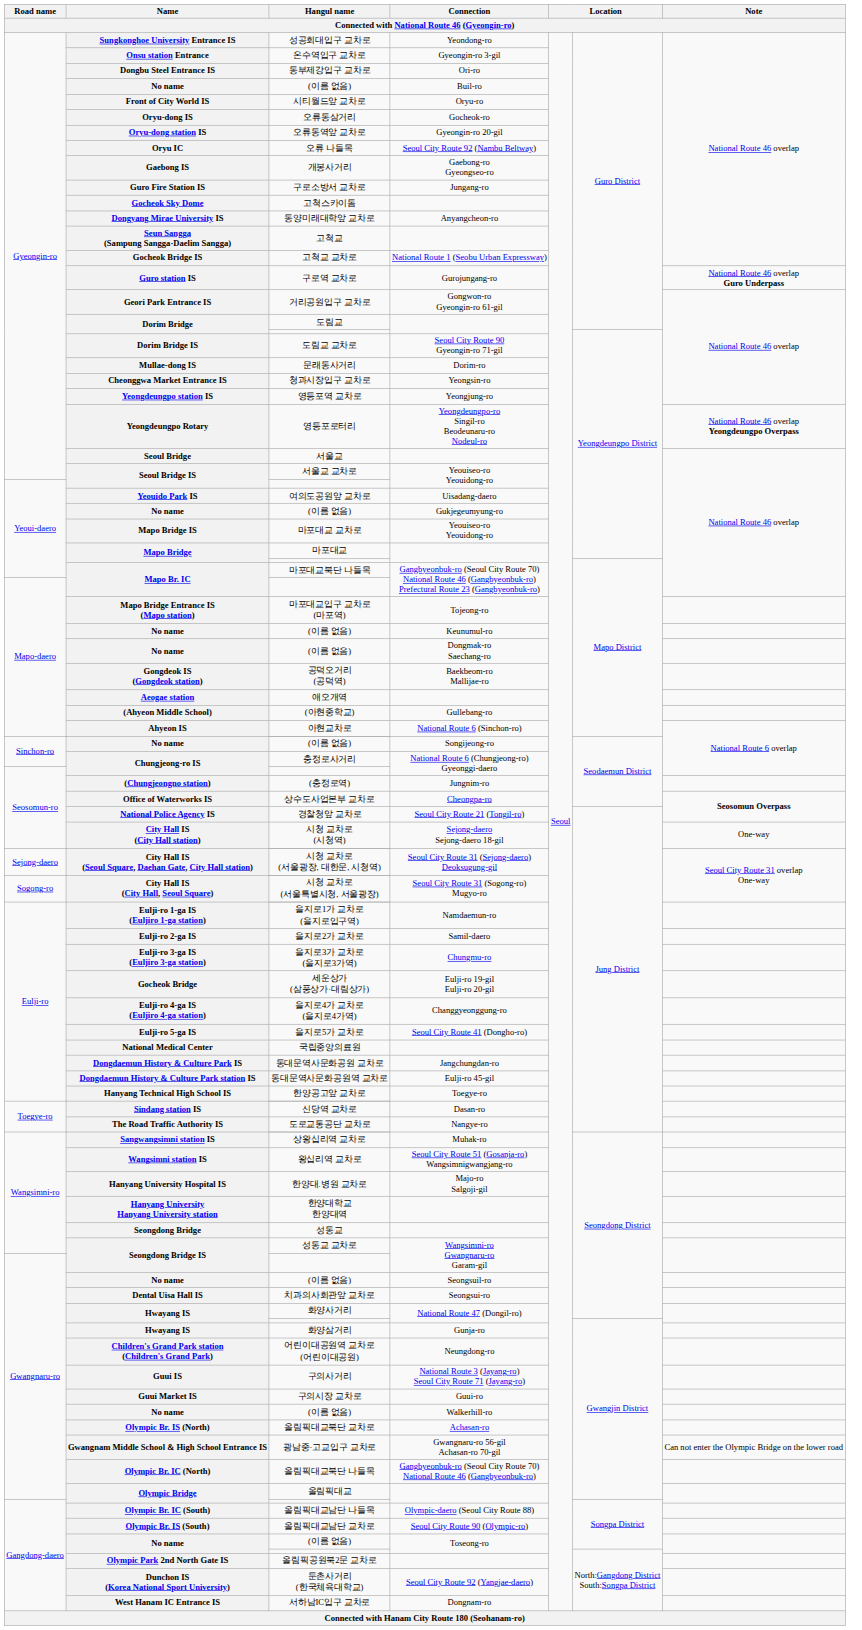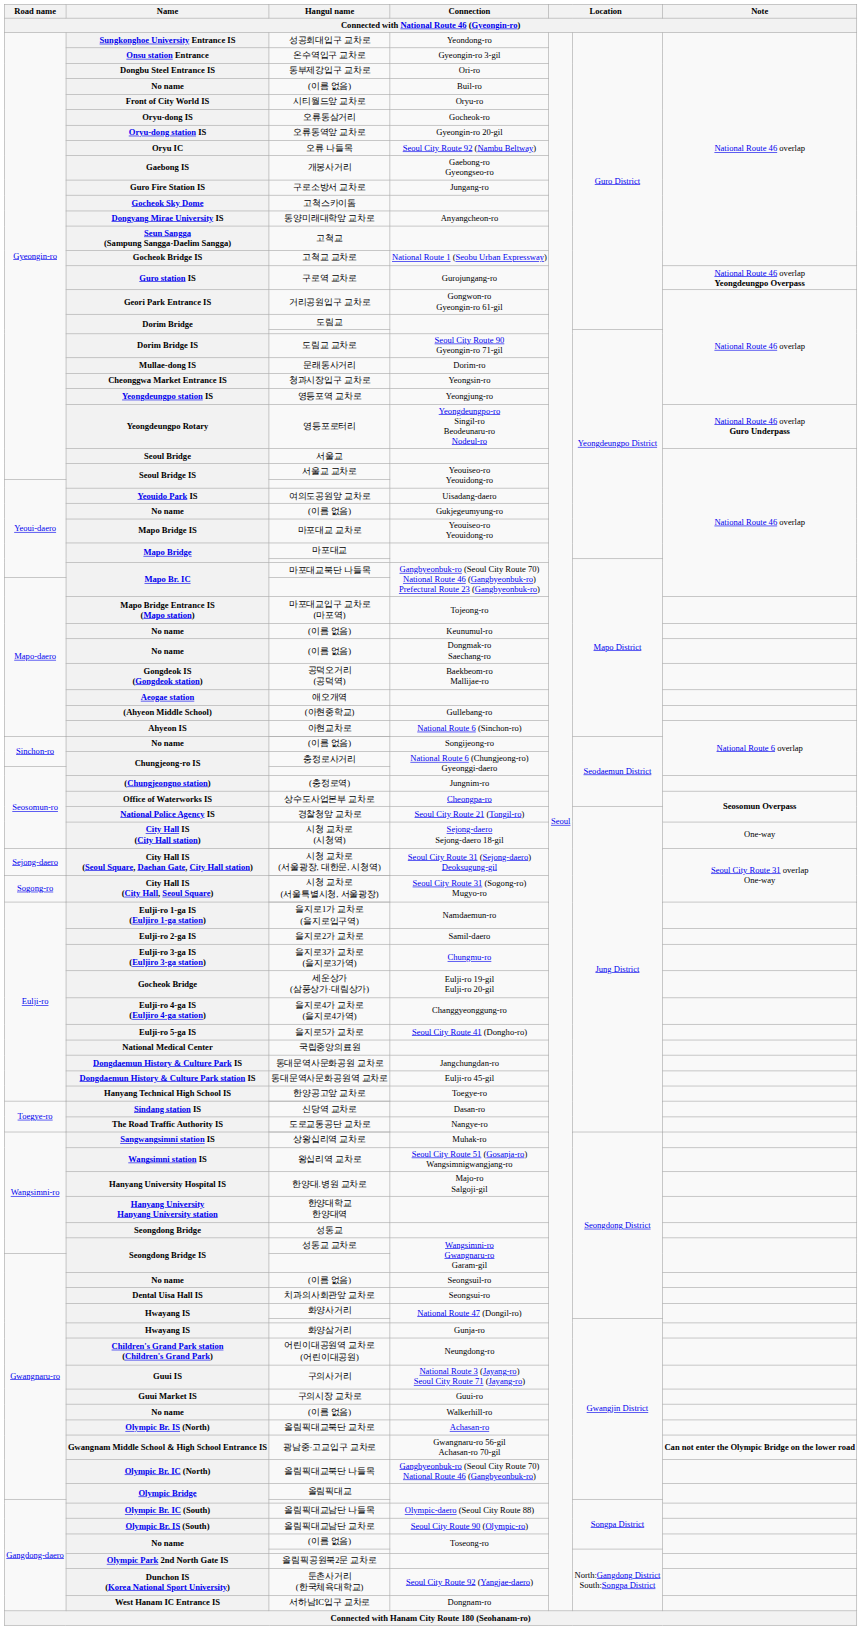(754, 277) National Route 46 overlap Guro Underpass -> (760, 277) National Route 46 overlap Yeongdeungpo Overpass
(754, 426) National Route 46 overlap Yeongdeungpo Overpass -> (760, 426) National Route 46 overlap Guro Underpass
(754, 1447) normal -> (760, 1447) bold
